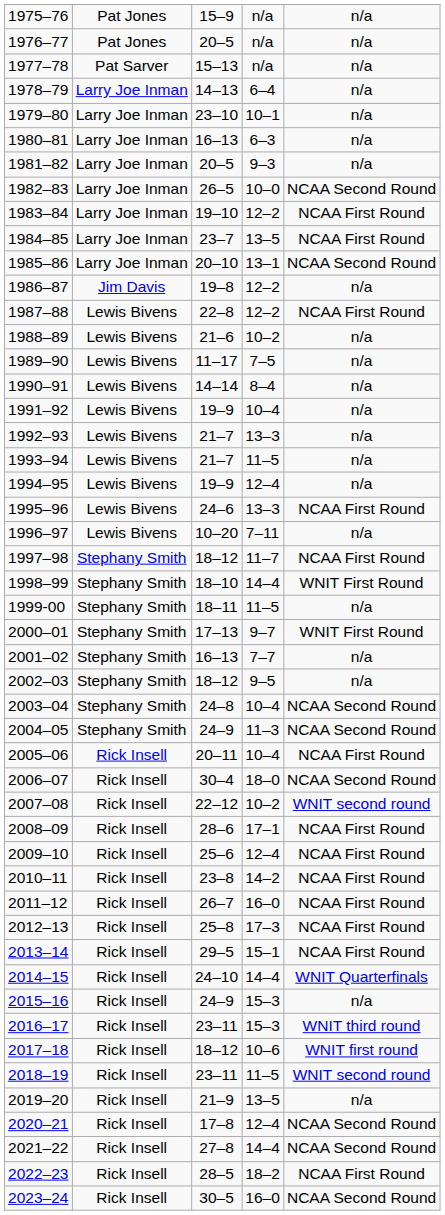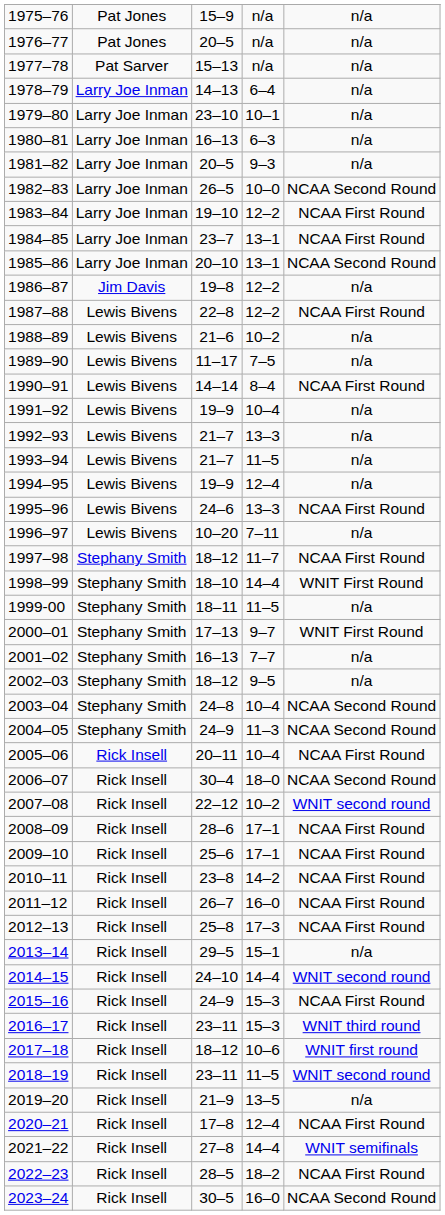(263, 238) 13–5 -> (263, 238) 13–1
(362, 386) n/a -> (362, 386) NCAA First Round
(263, 853) 12–4 -> (263, 853) 17–1
(362, 952) NCAA First Round -> (362, 952) n/a
(362, 976) WNIT Quarterfinals -> (362, 976) WNIT second round
(362, 1001) n/a -> (362, 1001) NCAA First Round
(362, 1124) NCAA Second Round -> (362, 1124) NCAA First Round
(362, 1149) NCAA Second Round -> (362, 1149) WNIT semifinals
